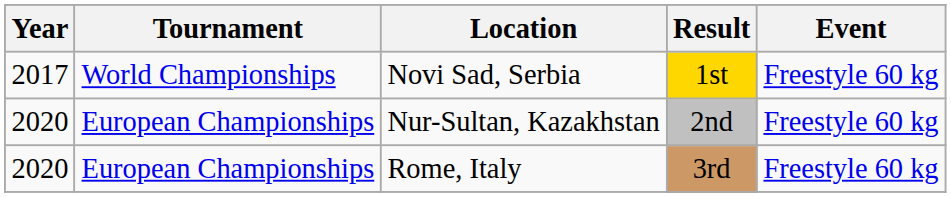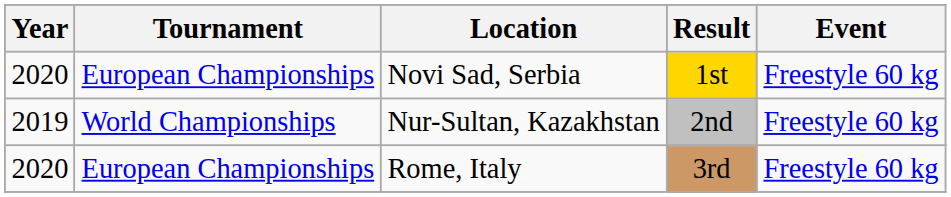(40, 74) 2017 -> (40, 74) 2020
(209, 74) World Championships -> (228, 74) European Championships
(40, 121) 2020 -> (40, 121) 2019
(228, 121) European Championships -> (209, 121) World Championships
